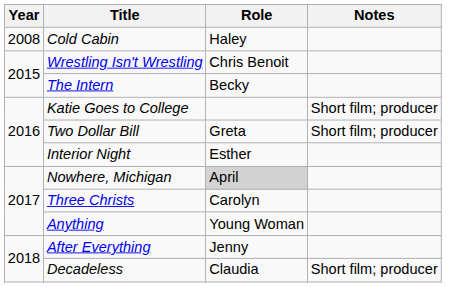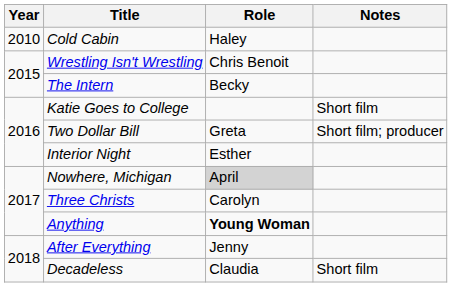(24, 39) 2008 -> (24, 39) 2010
(374, 108) Short film; producer -> (347, 108) Short film
(257, 223) normal -> (260, 223) bold
(374, 270) Short film; producer -> (347, 270) Short film
